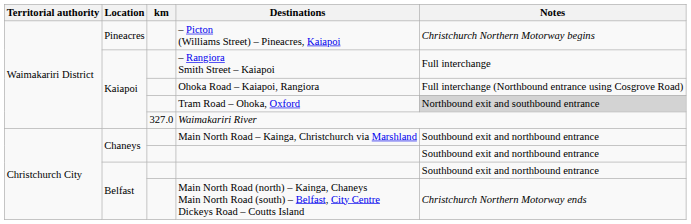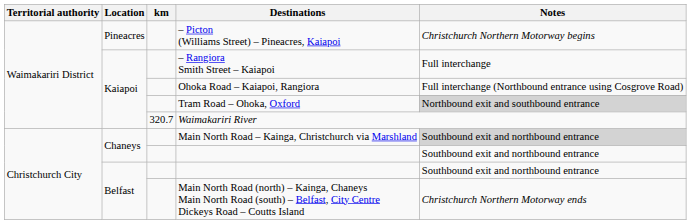(161, 120) 327.0 -> (161, 120) 320.7
(510, 137) no background -> (510, 137) lightgrey background
